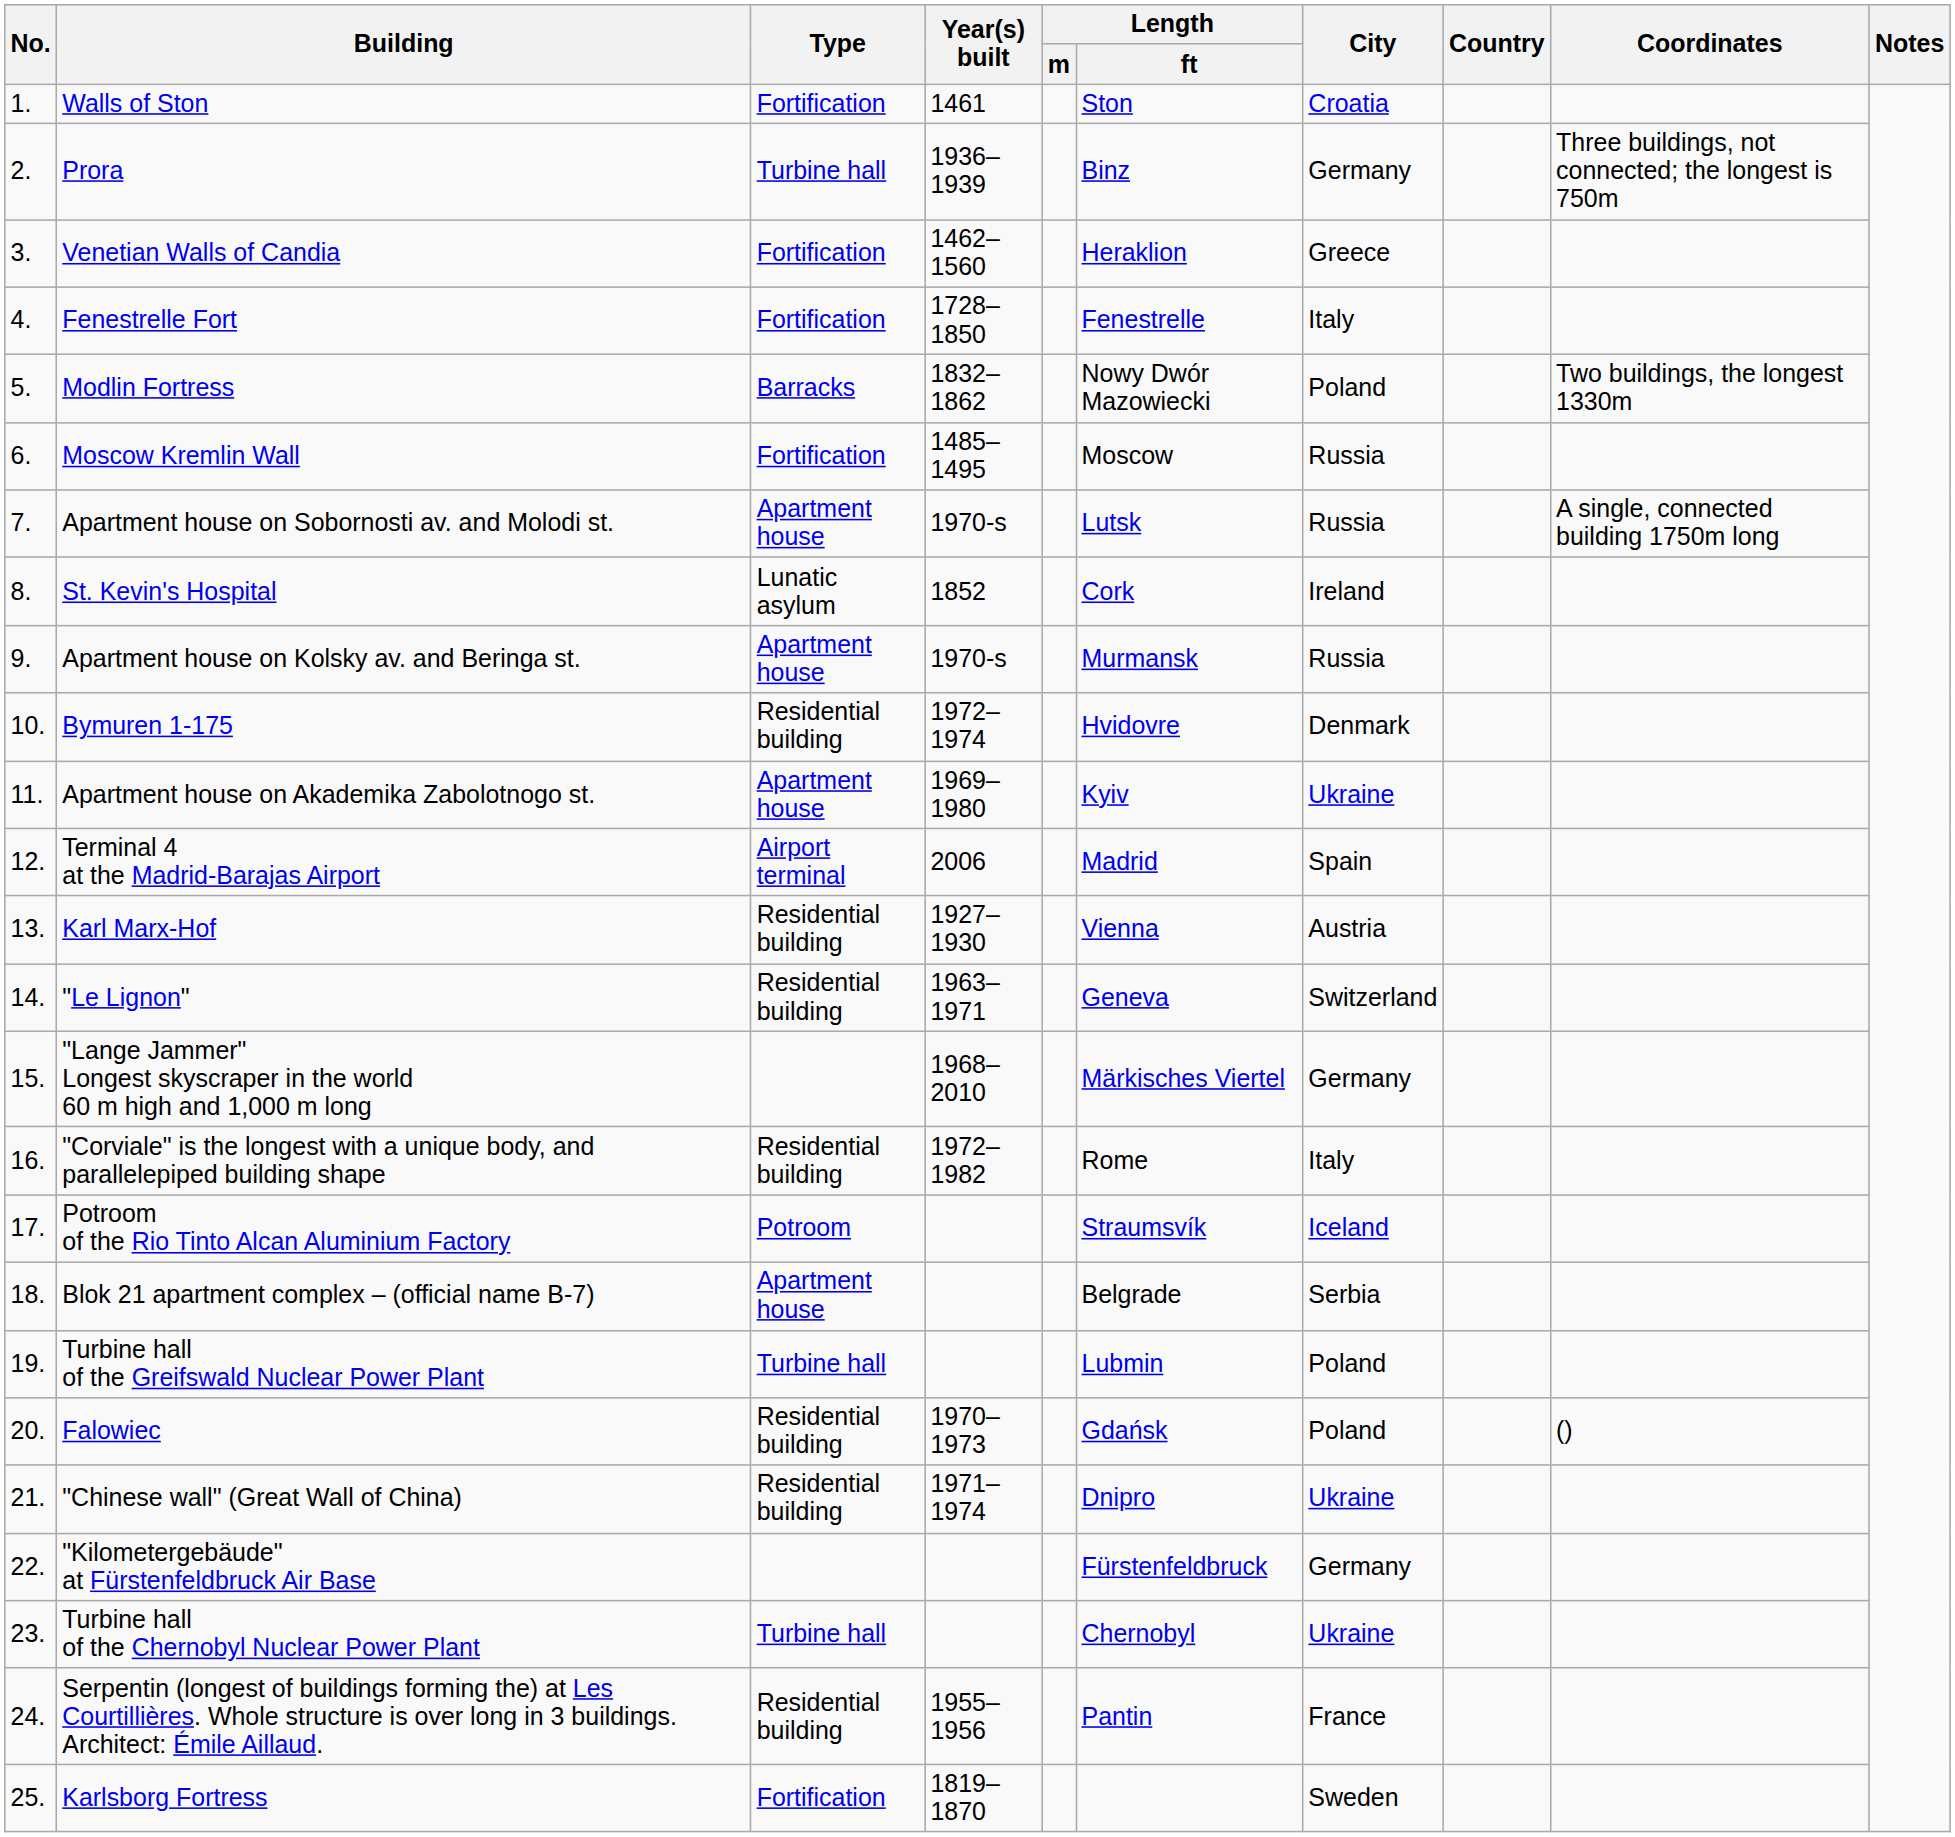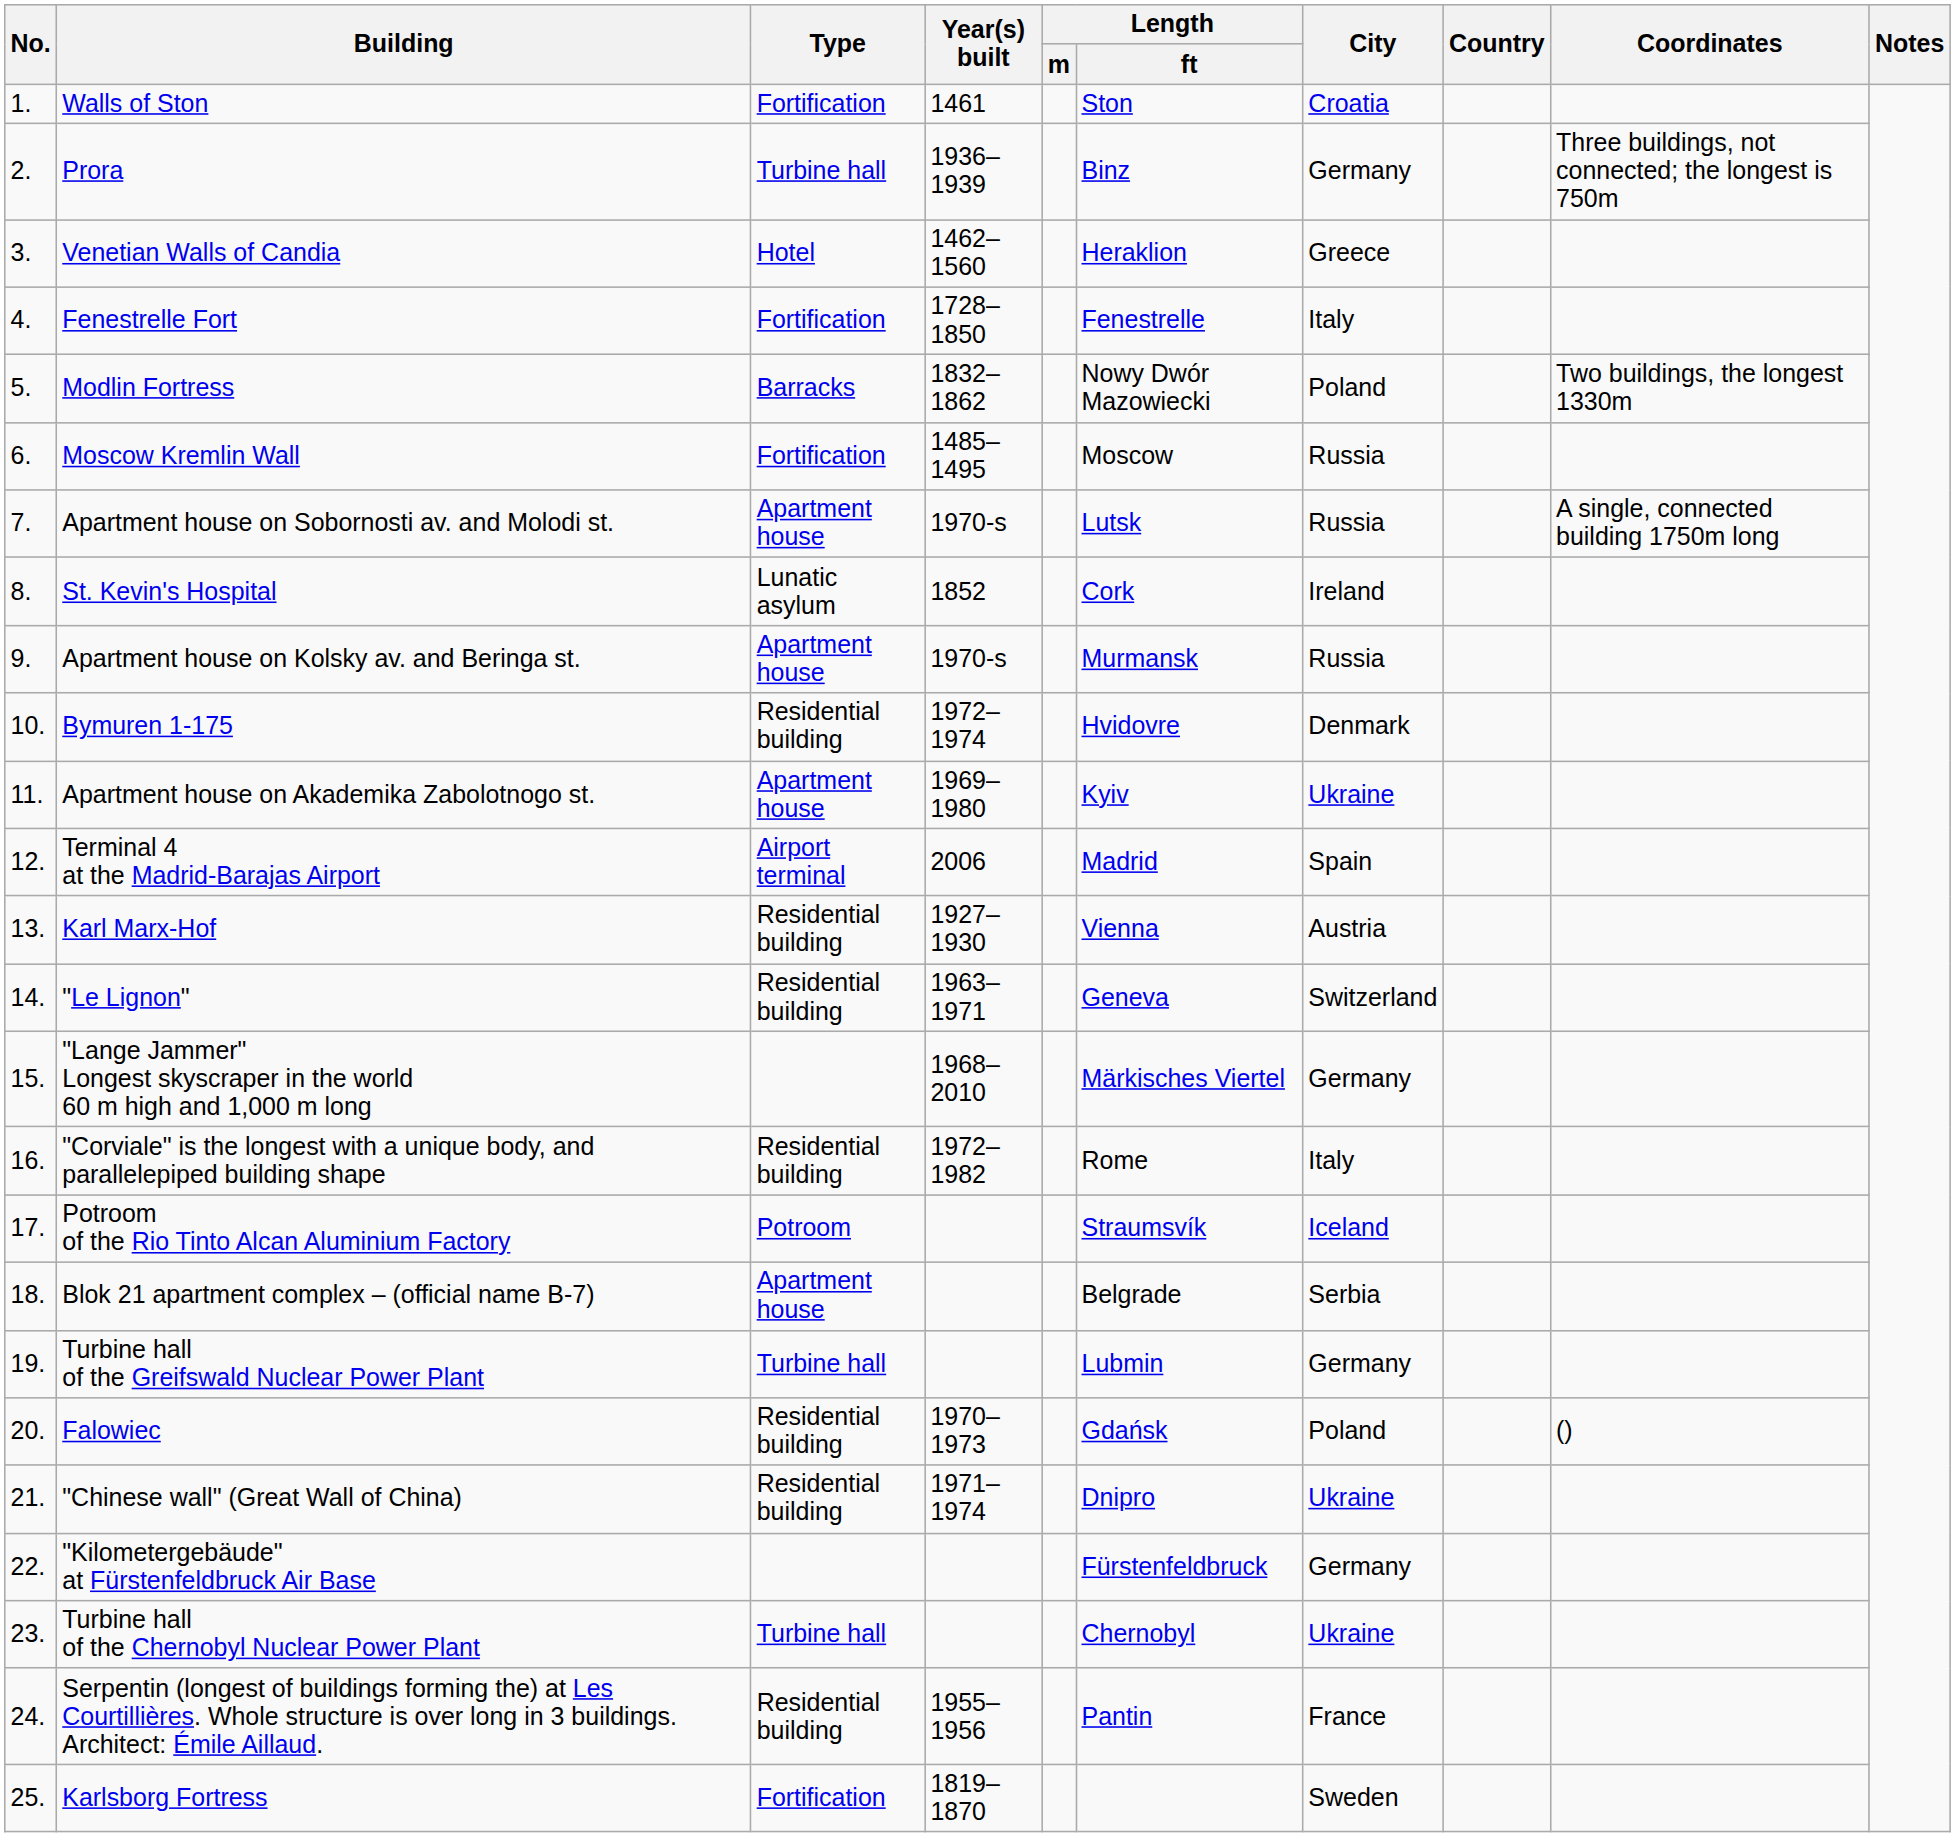(821, 252) Fortification -> (786, 252) Hotel
(1347, 1363) Poland -> (1360, 1363) Germany
